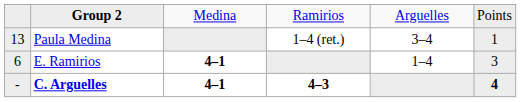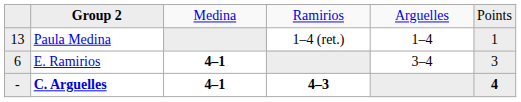(422, 39) 3–4 -> (422, 39) 1–4
(422, 62) 1–4 -> (422, 62) 3–4
